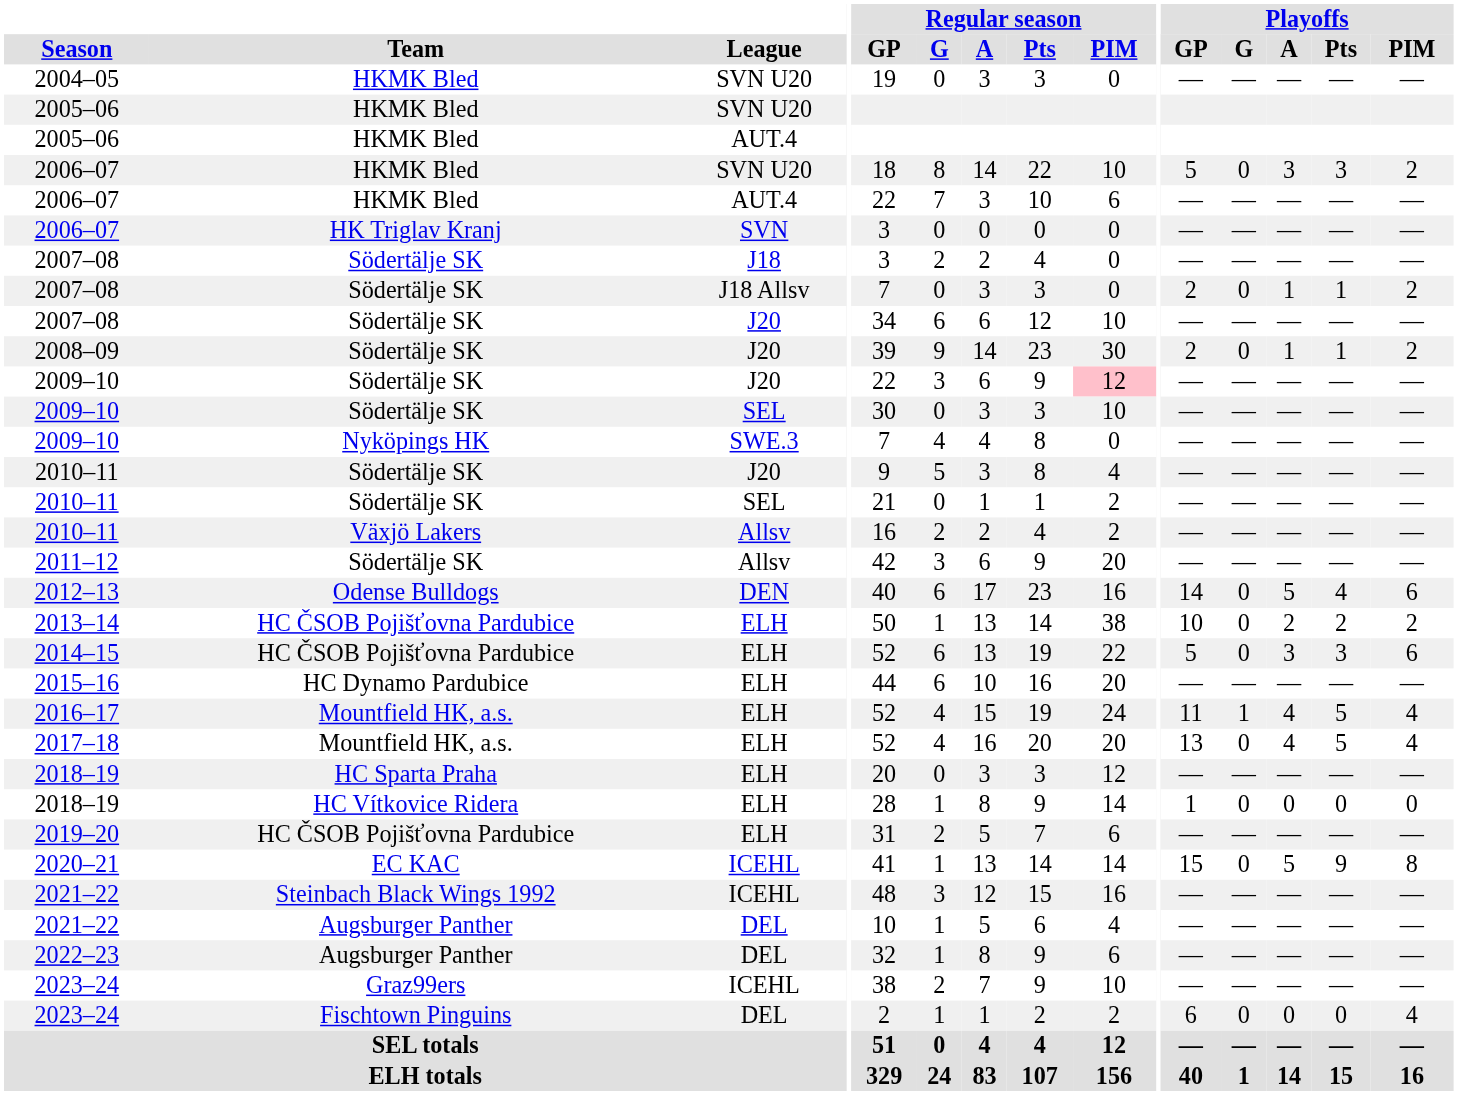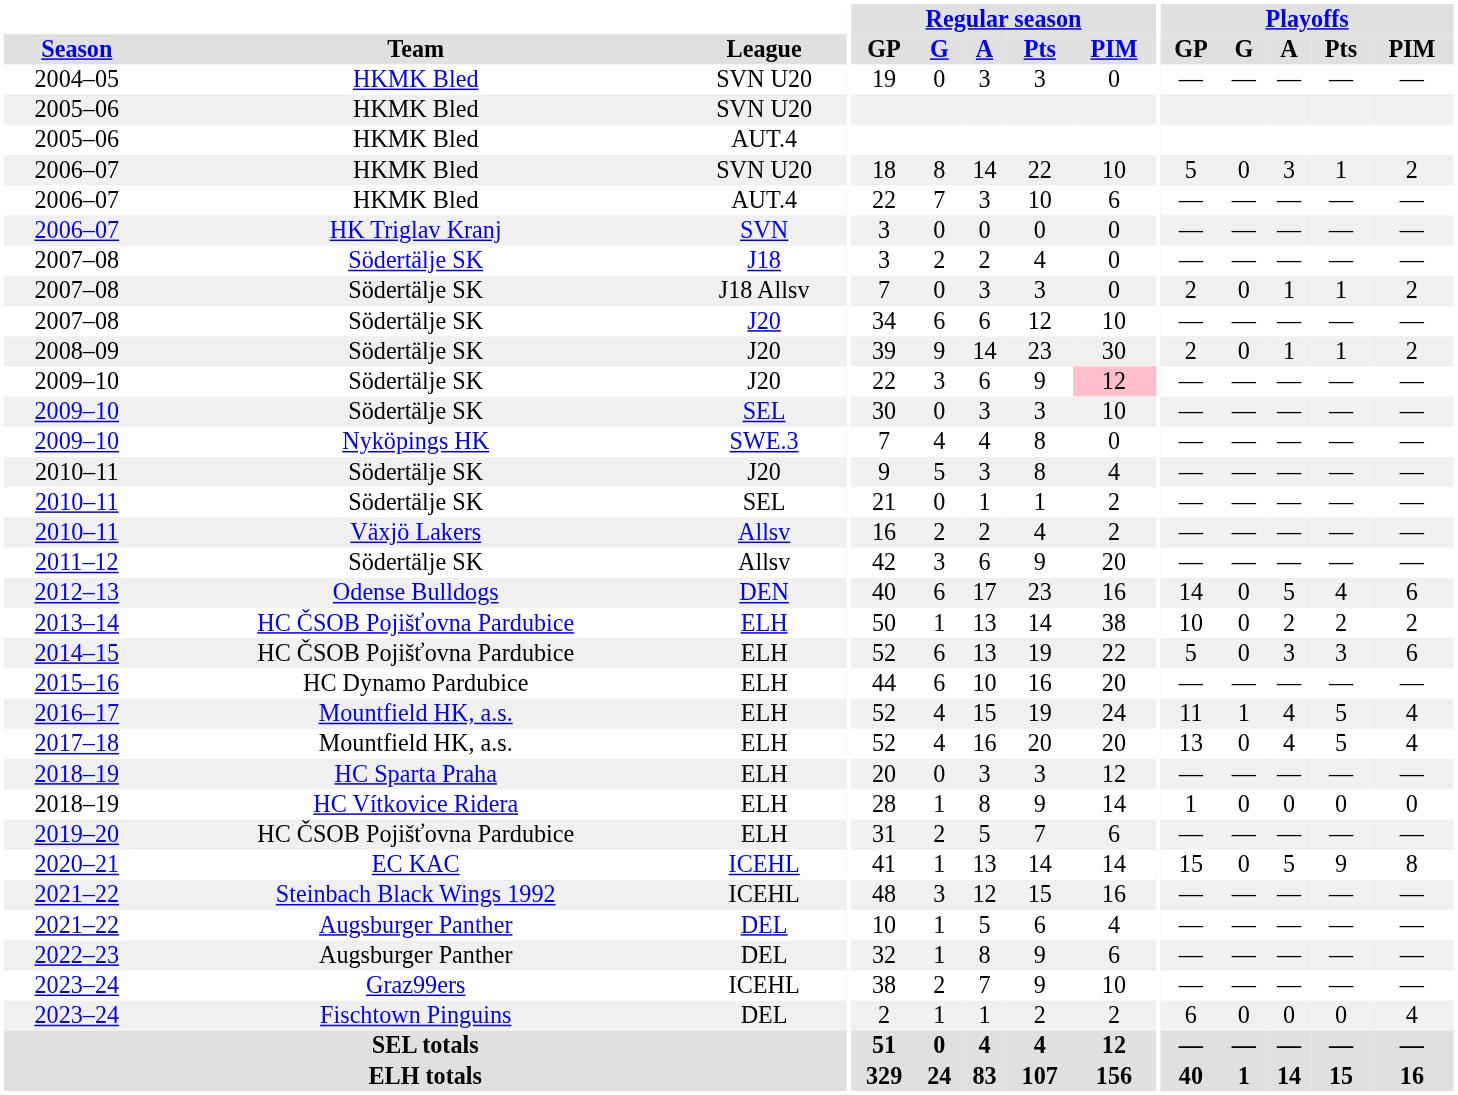(1341, 169) 3 -> (1341, 169) 1
